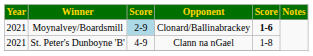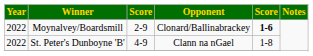(16, 27) 2021 -> (16, 27) 2022
(141, 27) lightblue background -> (141, 27) no background
(16, 43) 2021 -> (16, 43) 2022
